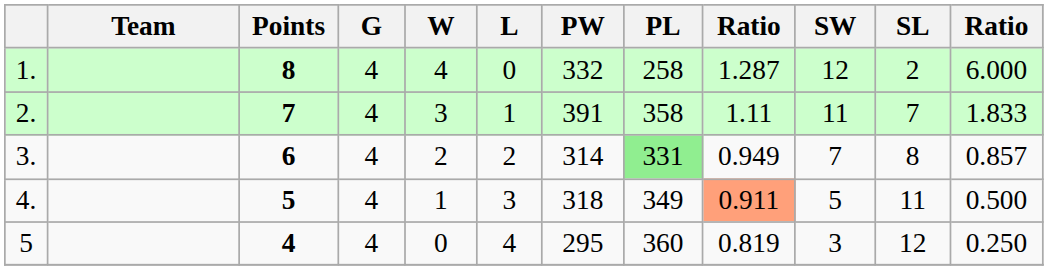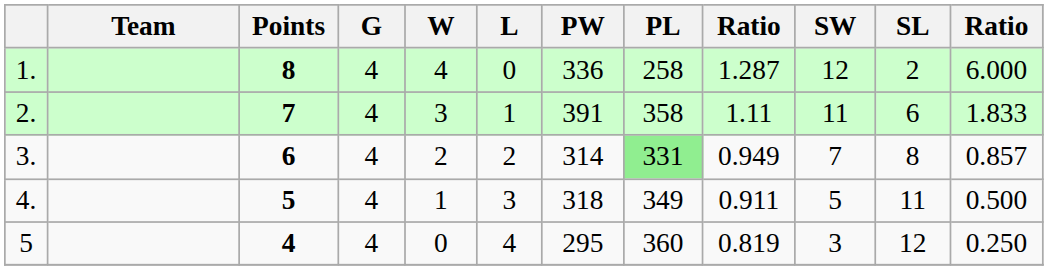(583, 69) 332 -> (583, 69) 336
(913, 112) 7 -> (913, 112) 6
(749, 199) lightsalmon background -> (749, 199) no background
